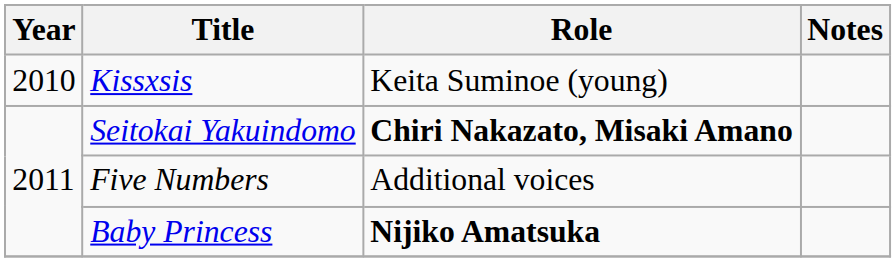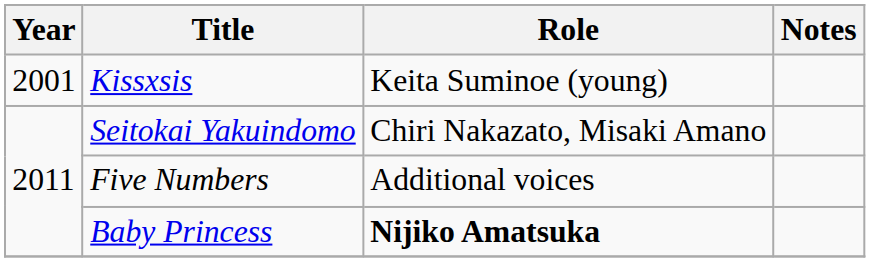(44, 79) 2010 -> (44, 79) 2001
(582, 130) bold -> (568, 130) normal
